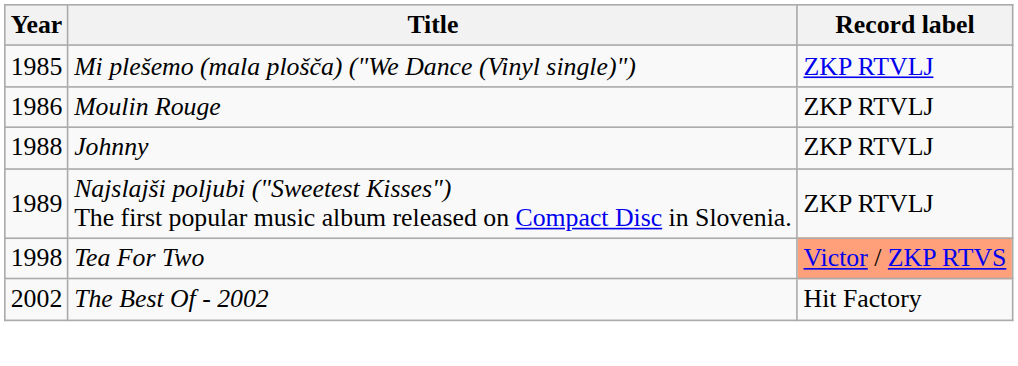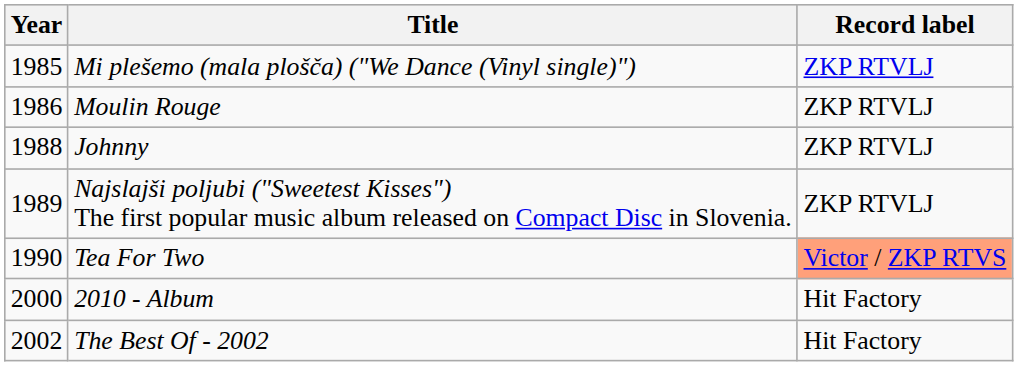(37, 258) 1998 -> (37, 258) 1990
+ row: (144, 299)
